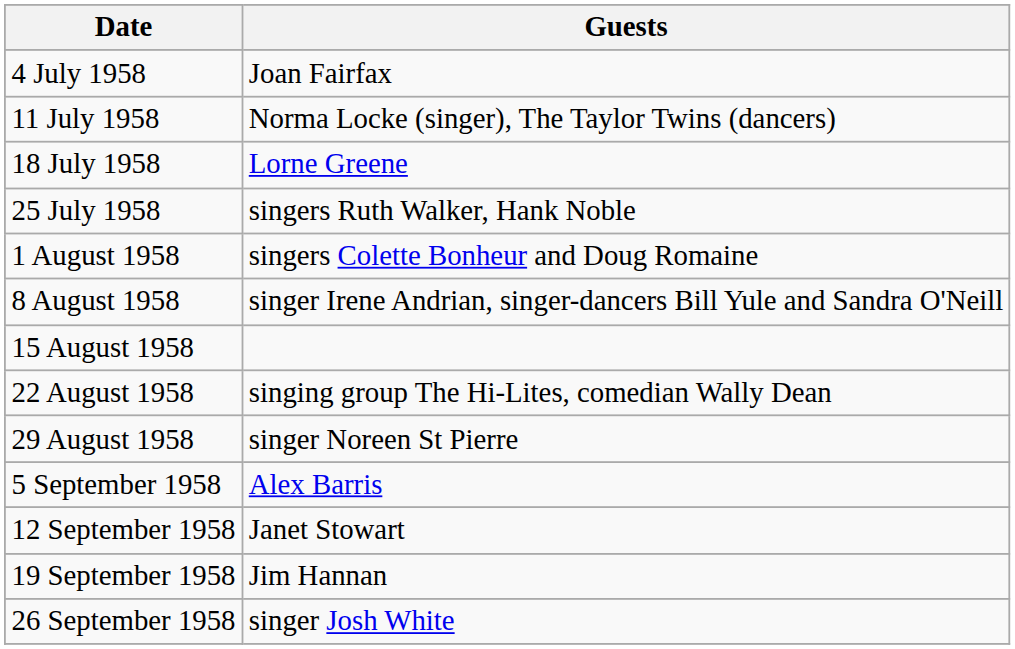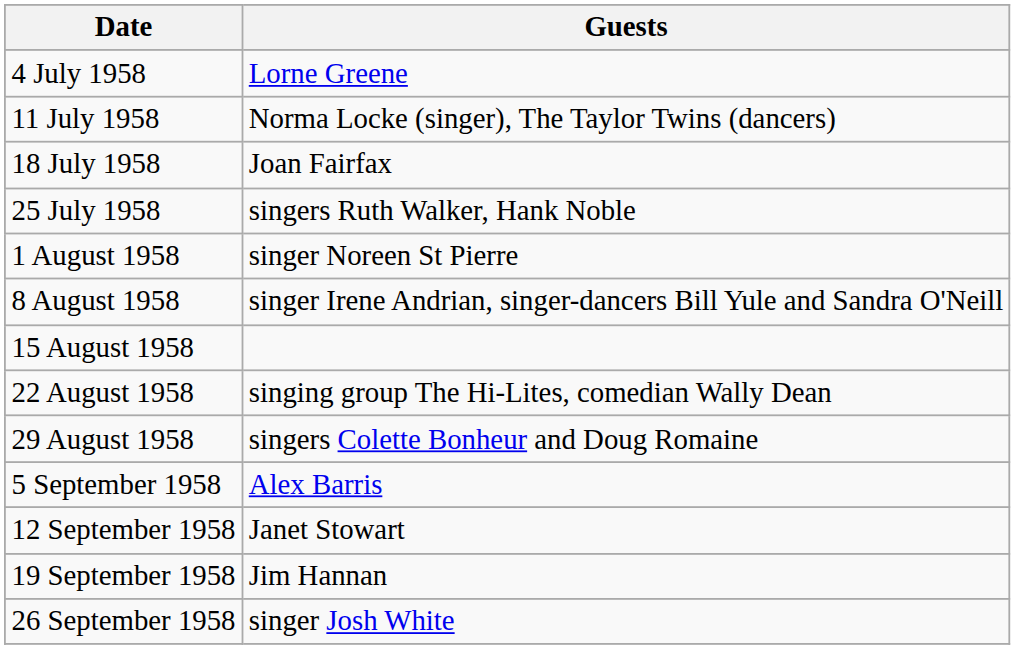(320, 73) Joan Fairfax -> (328, 73) Lorne Greene
(328, 164) Lorne Greene -> (320, 164) Joan Fairfax
(504, 255) singers Colette Bonheur and Doug Romaine -> (384, 255) singer Noreen St Pierre
(384, 438) singer Noreen St Pierre -> (504, 438) singers Colette Bonheur and Doug Romaine
